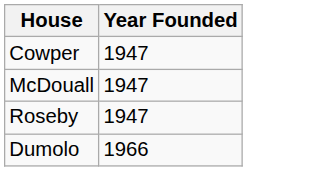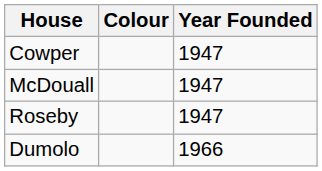+ column: (136, 20)
